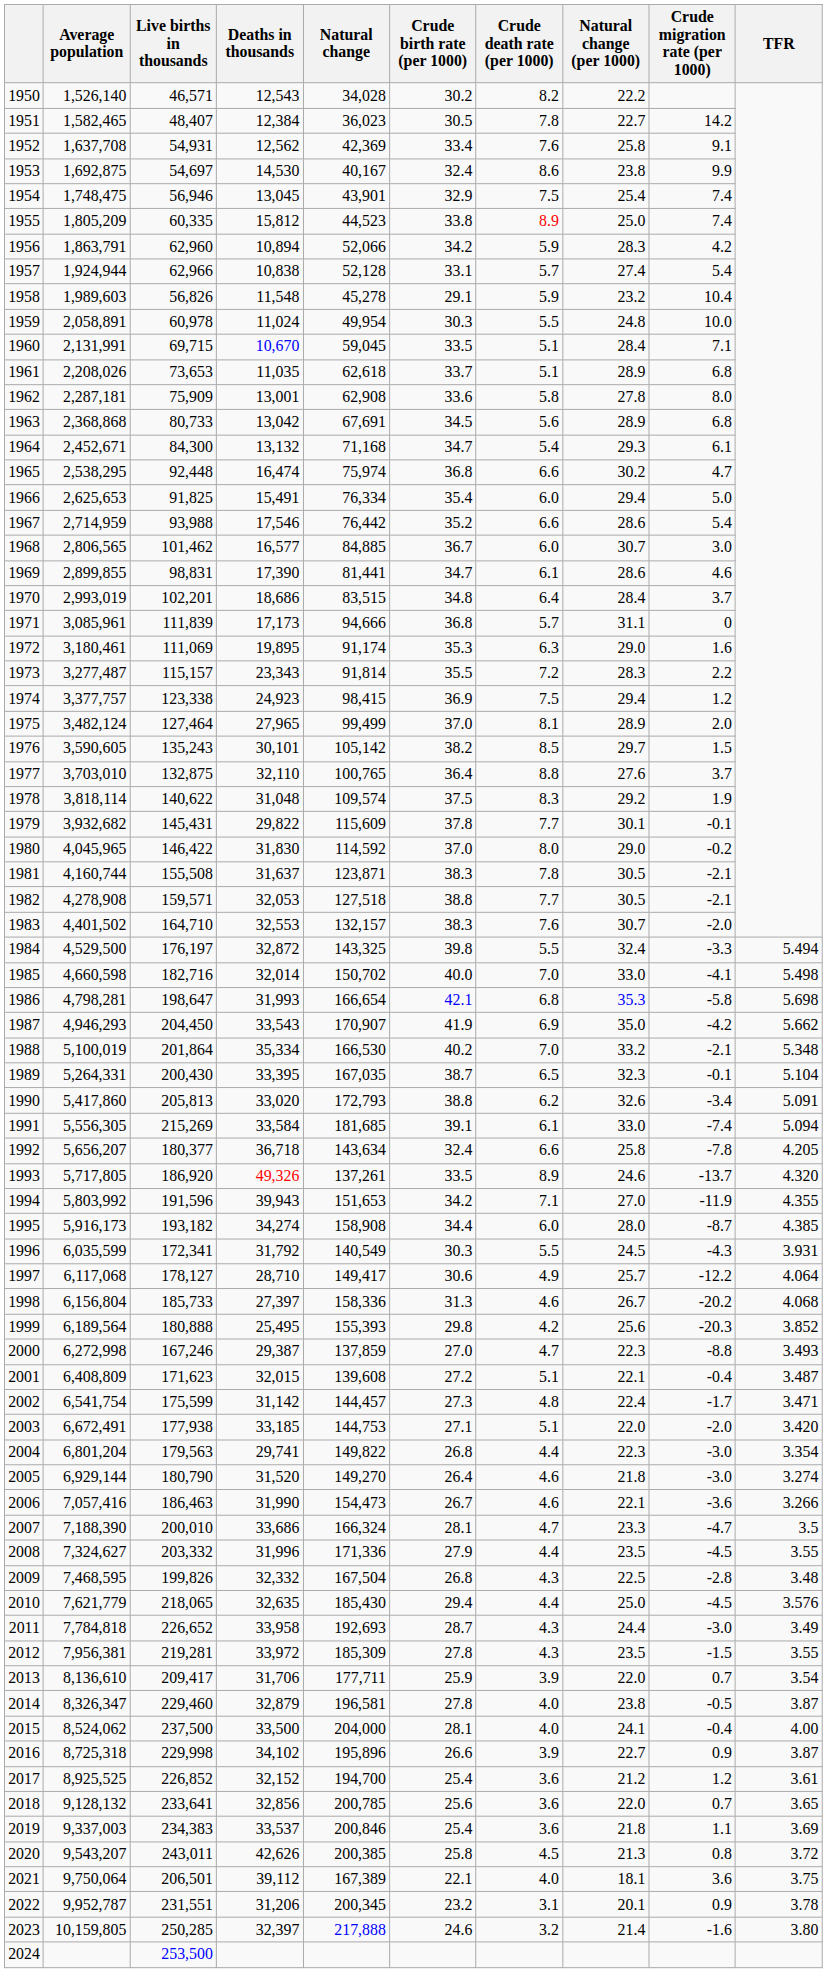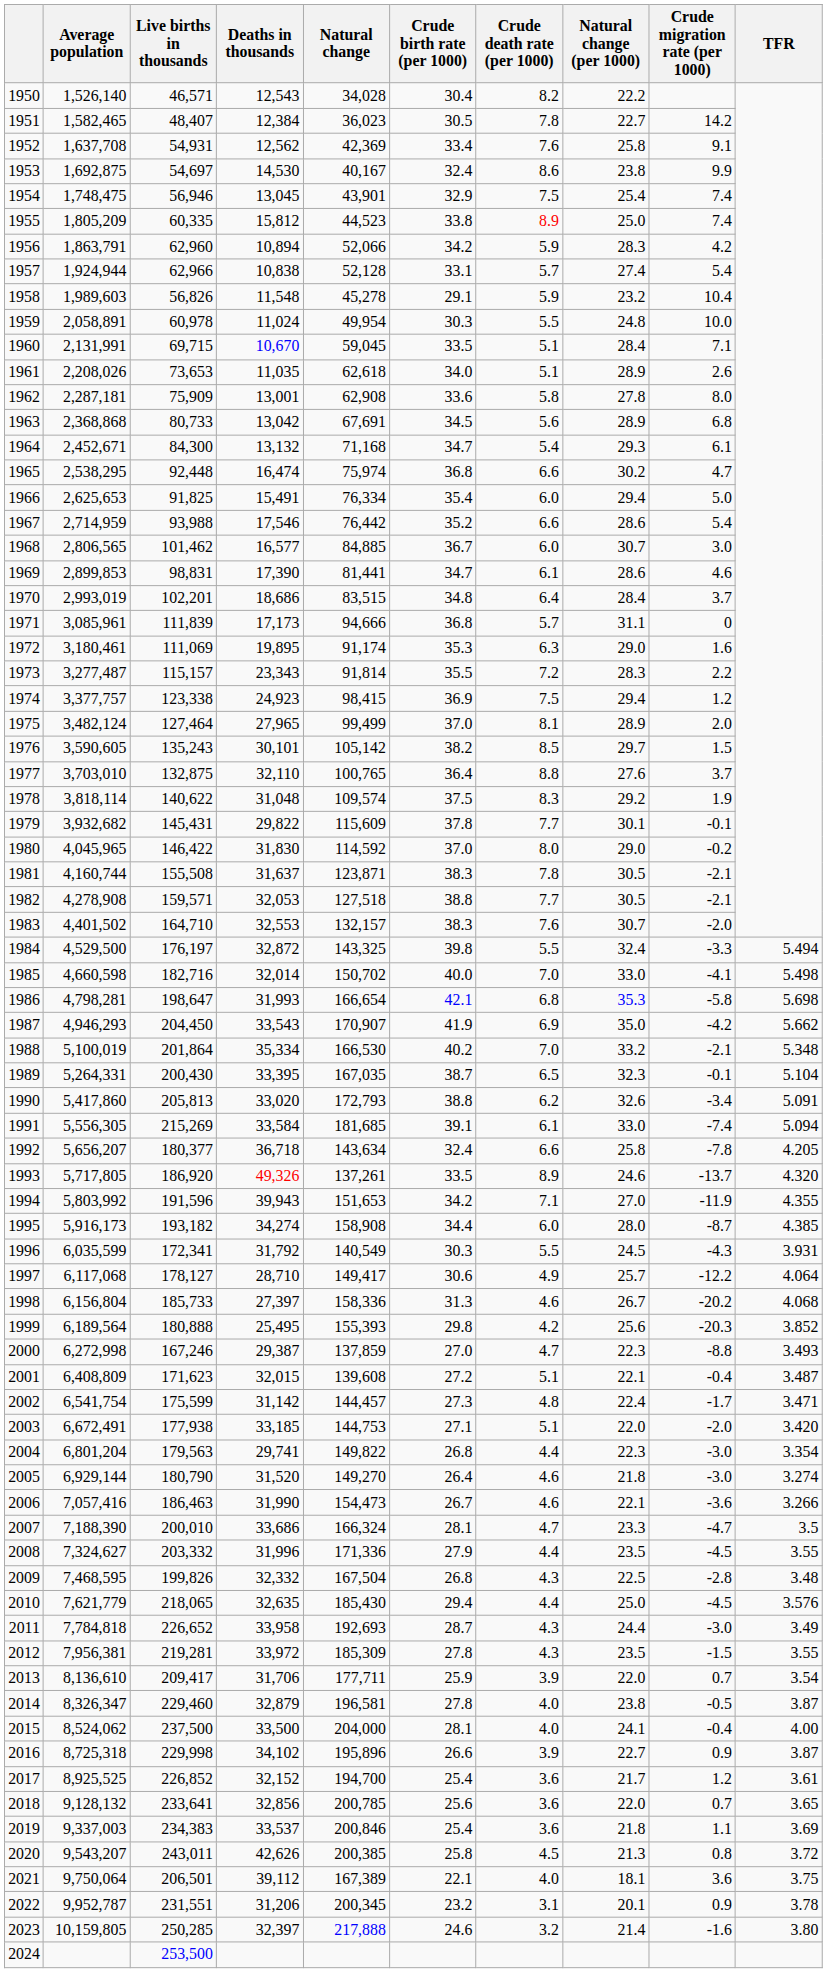(458, 95) 30.2 -> (458, 95) 30.4
(458, 371) 33.7 -> (458, 371) 34.0
(722, 371) 6.8 -> (722, 371) 2.6
(95, 572) 2,899,855 -> (95, 572) 2,899,853
(631, 1778) 21.2 -> (631, 1778) 21.7
